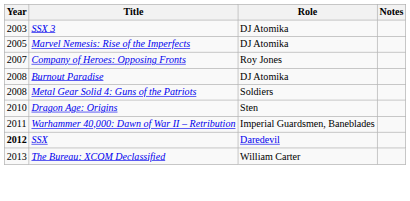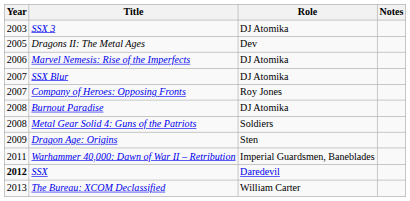+ row: (88, 44)
(17, 44) 2005 -> (17, 60) 2006
+ row: (50, 76)
(17, 108) 2010 -> (17, 140) 2009
